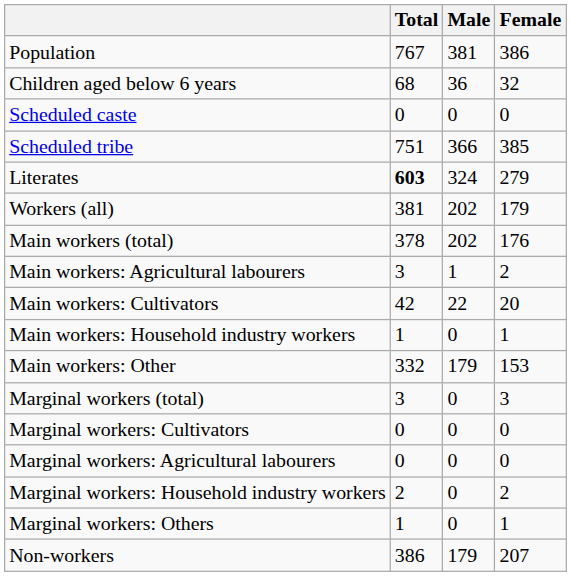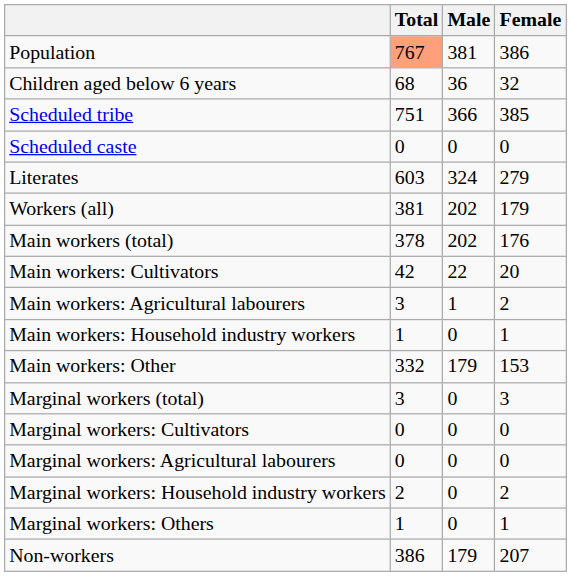(410, 51) no background -> (410, 51) lightsalmon background
rows swapped: (73, 114) <-> (71, 146)
(410, 177) bold -> (410, 177) normal
rows swapped: (114, 303) <-> (157, 271)
